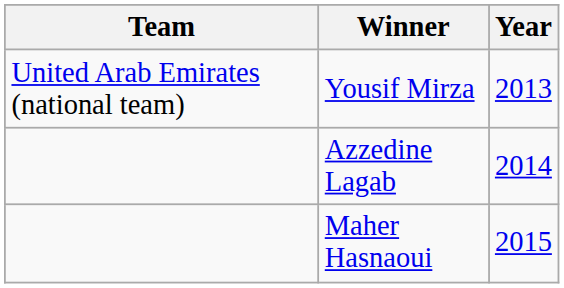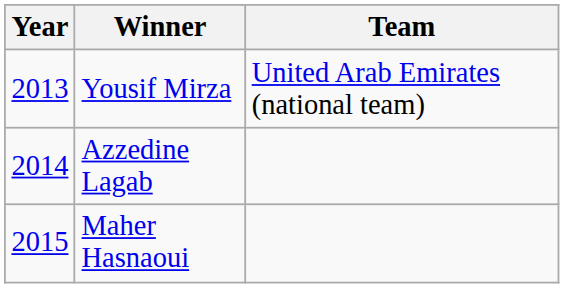columns swapped: (523, 27) <-> (162, 27)
